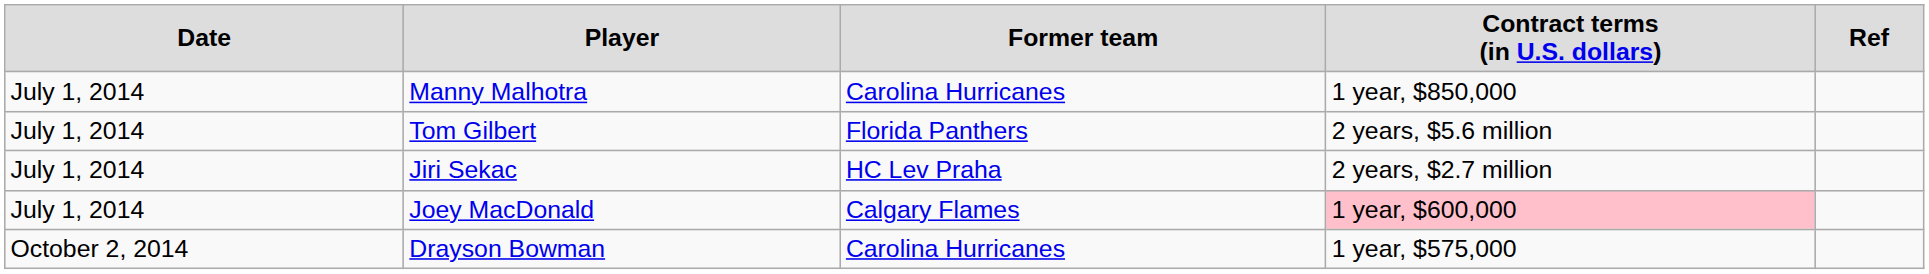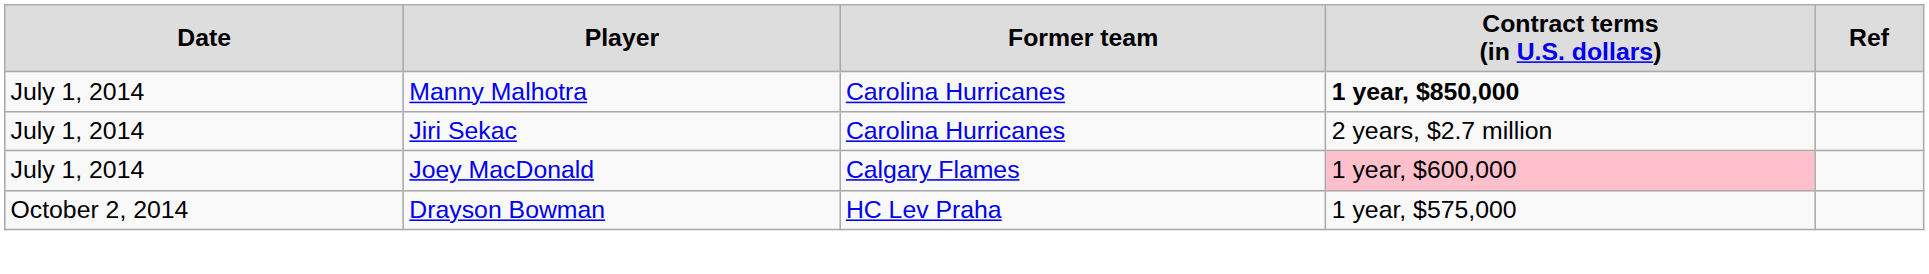(1424, 91) normal -> (1426, 91) bold
- row: (473, 130)
(924, 170) HC Lev Praha -> (955, 130) Carolina Hurricanes
(955, 248) Carolina Hurricanes -> (924, 209) HC Lev Praha
